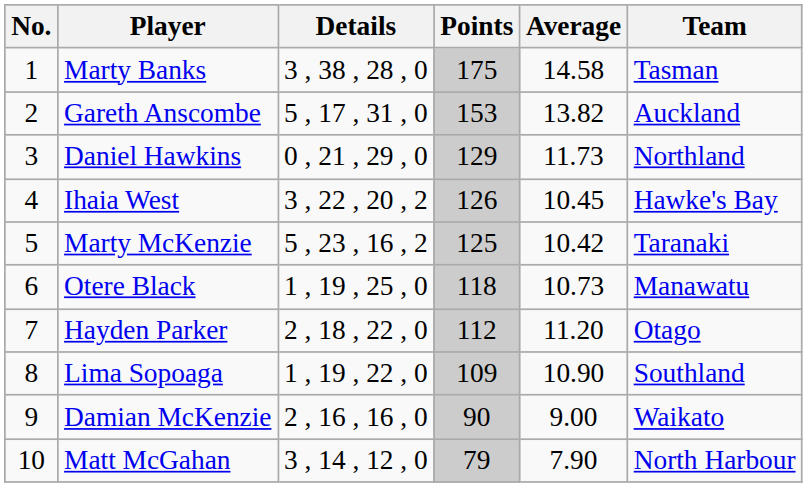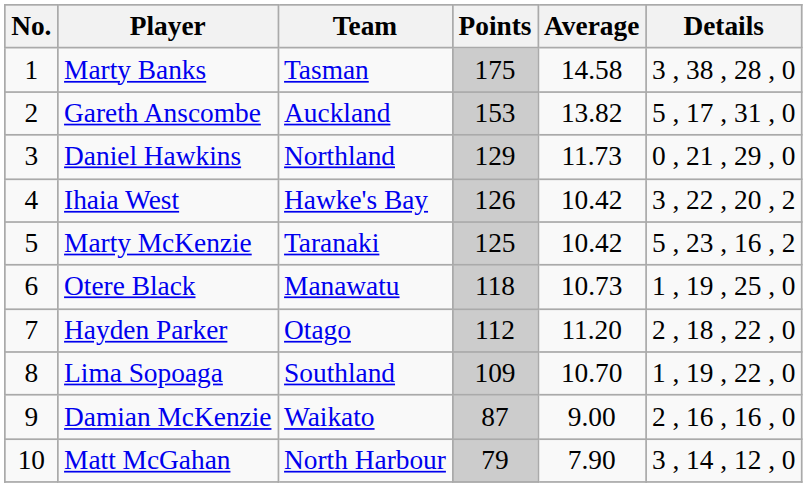columns swapped: (715, 26) <-> (356, 26)
(573, 199) 10.45 -> (592, 199) 10.42
(573, 373) 10.90 -> (592, 373) 10.70
(477, 416) 90 -> (495, 416) 87
